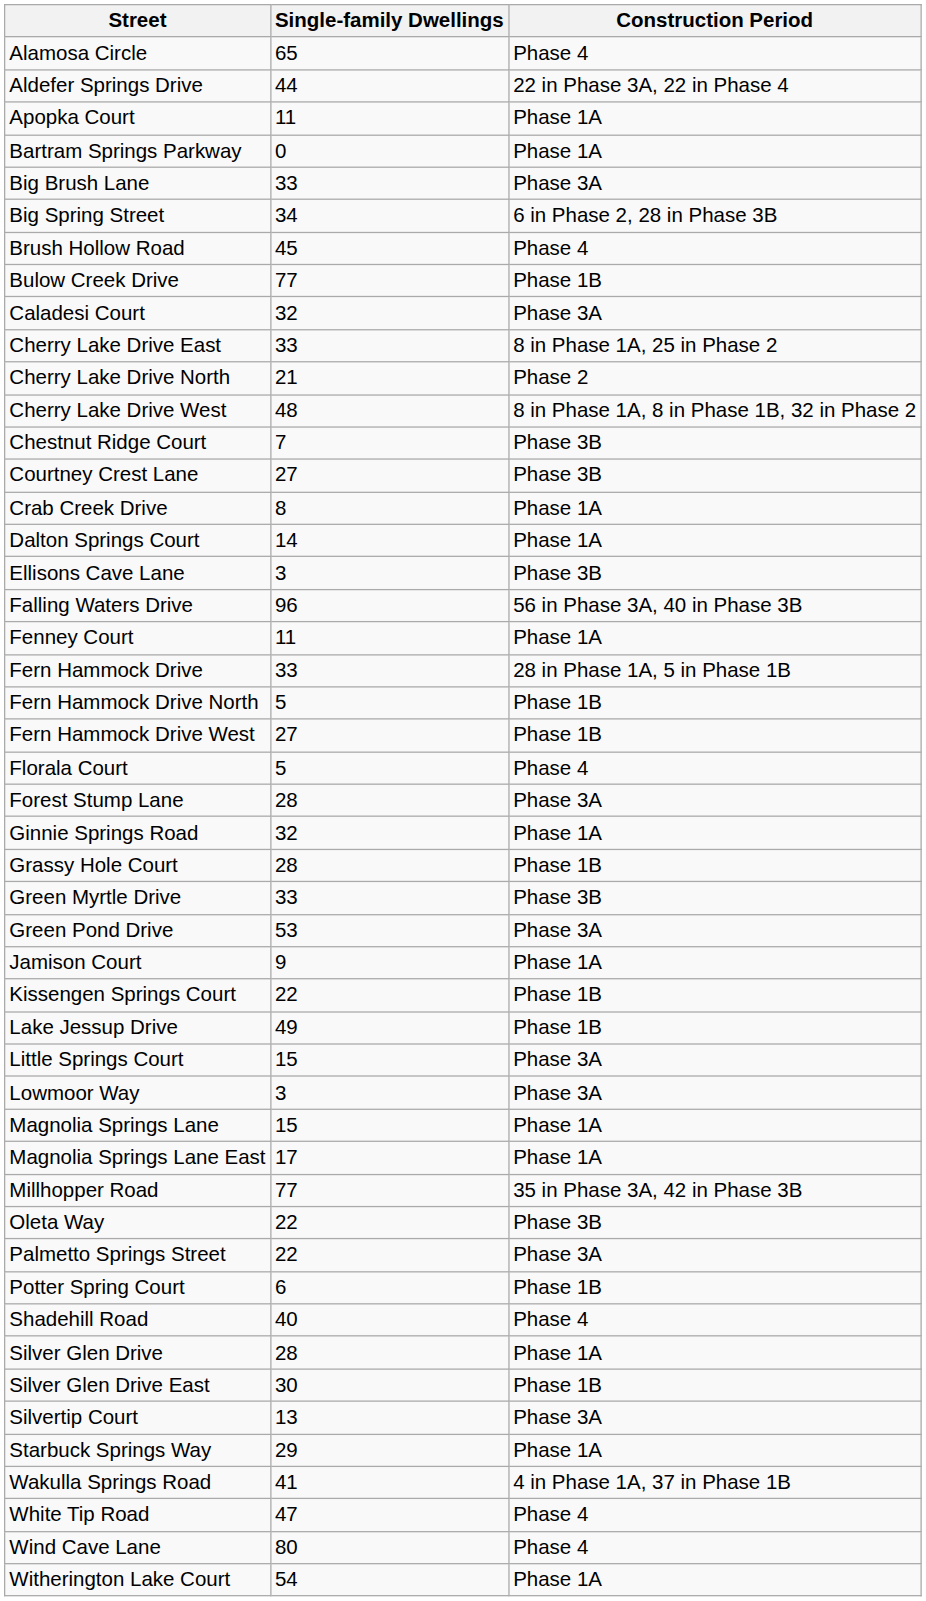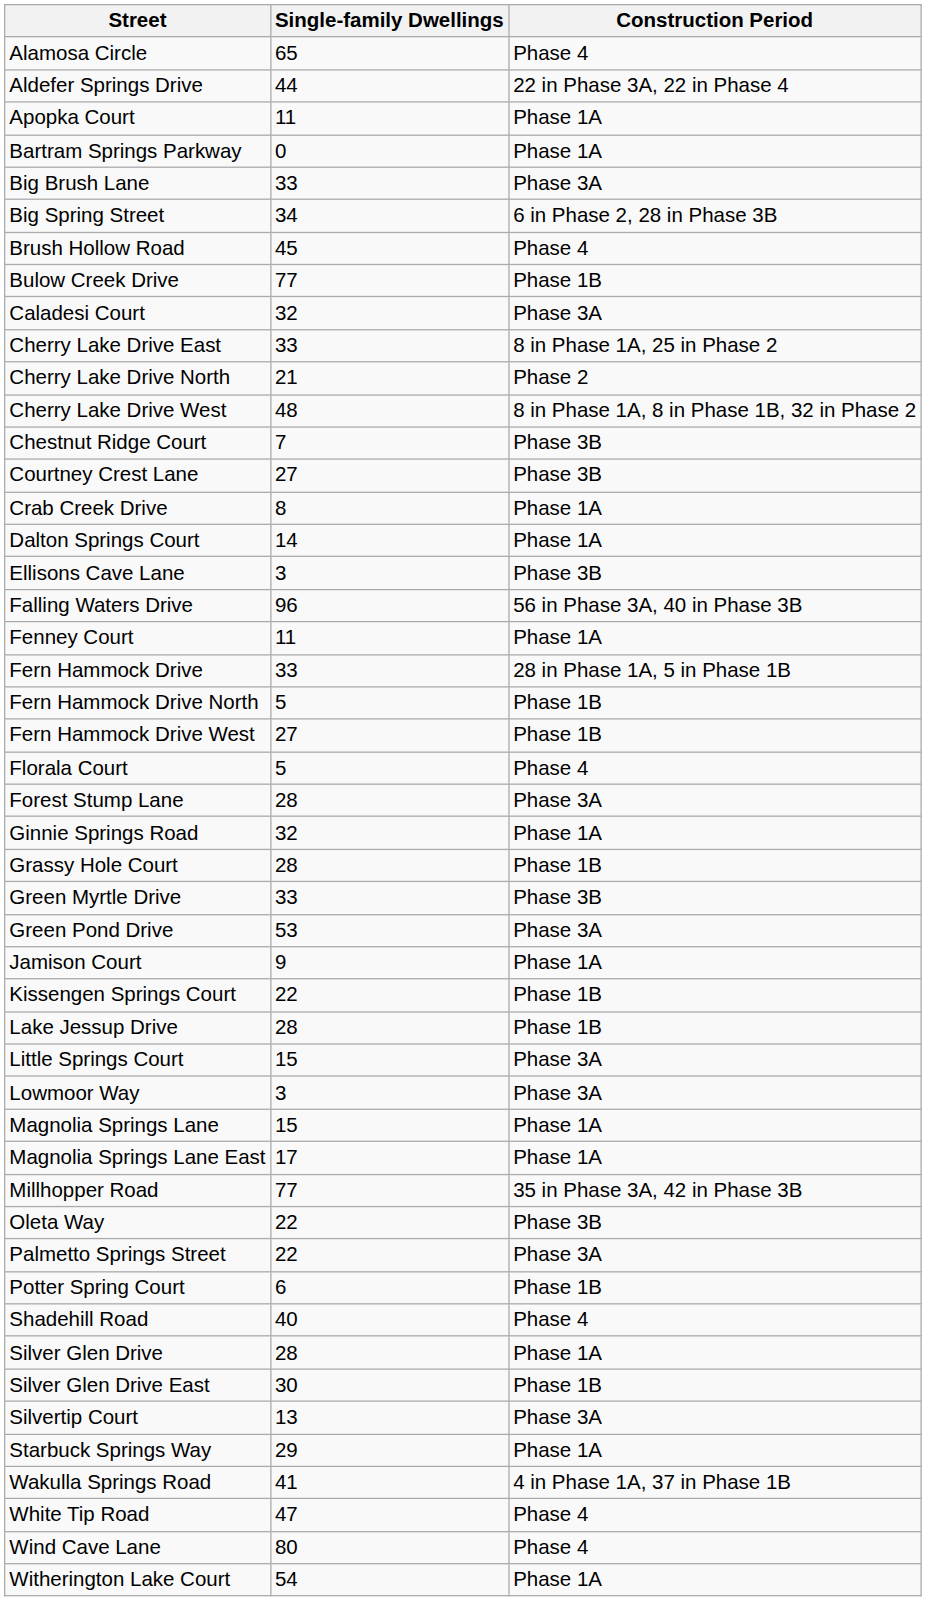(286, 1027) 49 -> (286, 1027) 28
